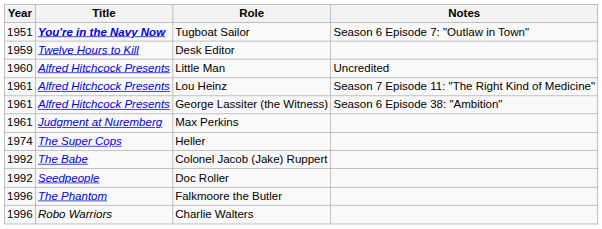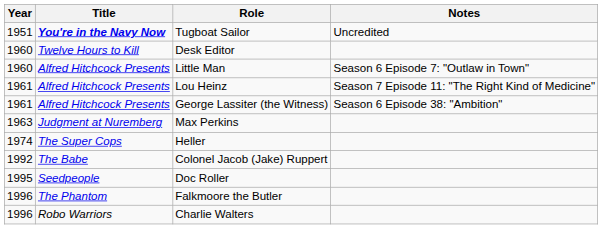(431, 31) Season 6 Episode 7: "Outlaw in Town" -> (361, 31) Uncredited
(20, 50) 1959 -> (20, 50) 1960
(361, 68) Uncredited -> (431, 68) Season 6 Episode 7: "Outlaw in Town"
(20, 123) 1961 -> (20, 123) 1963
(20, 178) 1992 -> (20, 178) 1995
